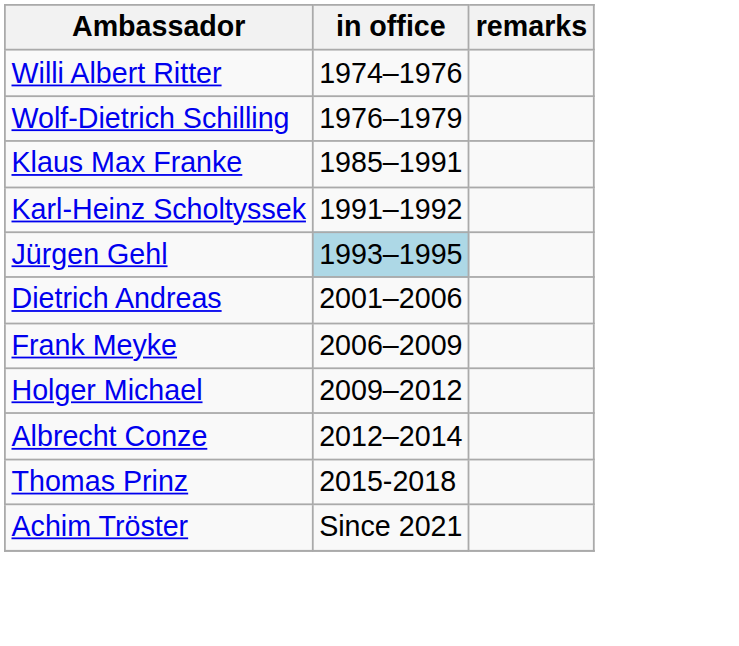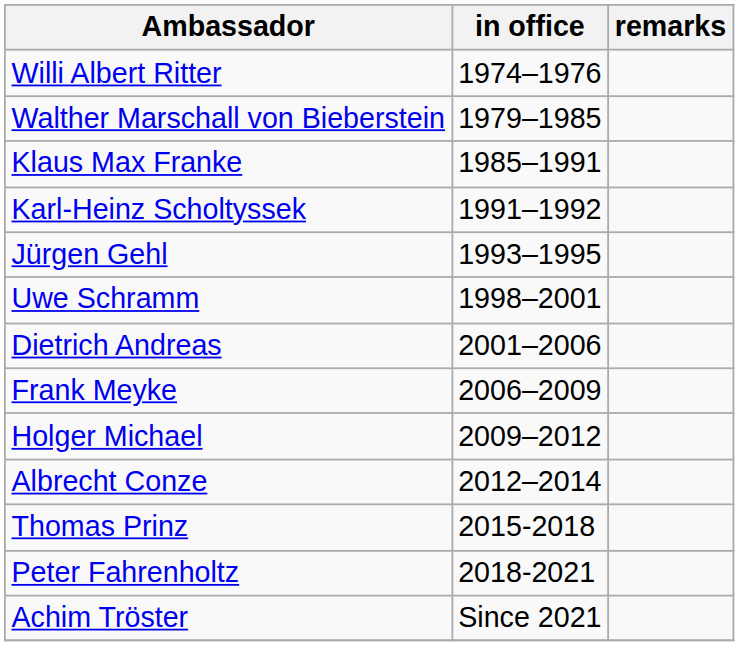- row: (151, 118)
+ row: (228, 118)
(391, 254) lightblue background -> (530, 254) no background
+ row: (105, 299)
+ row: (125, 572)
